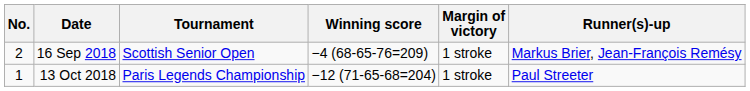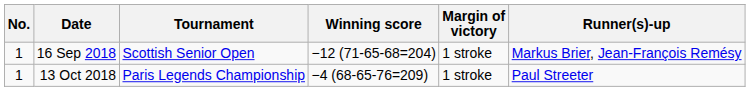(19, 53) 2 -> (19, 53) 1
(370, 53) −4 (68-65-76=209) -> (374, 53) −12 (71-65-68=204)
(374, 76) −12 (71-65-68=204) -> (370, 76) −4 (68-65-76=209)
